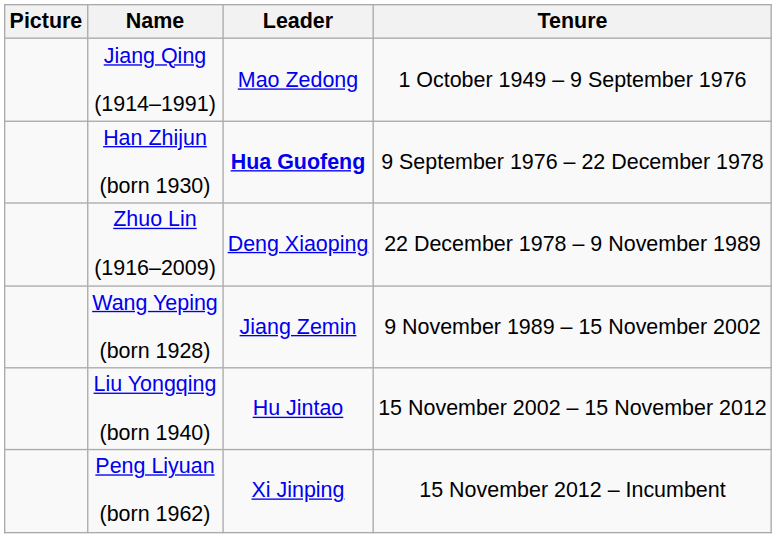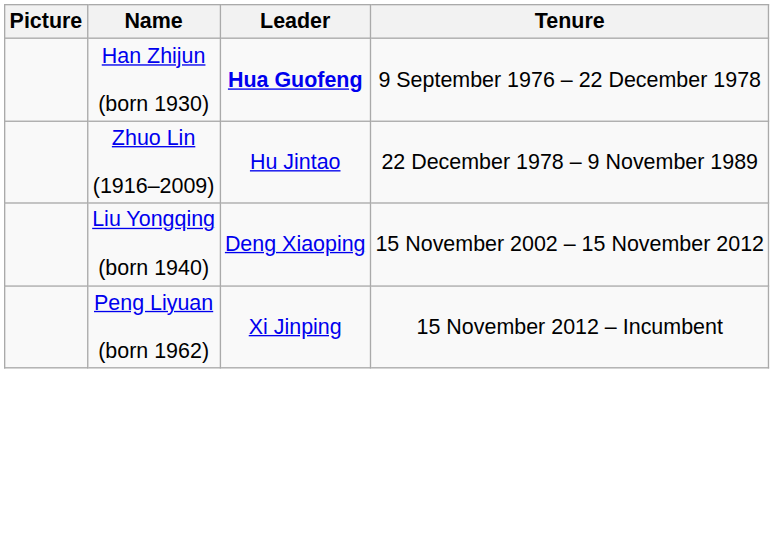- row: (155, 79)
(298, 244) Deng Xiaoping -> (295, 161) Hu Jintao
- row: (155, 326)
(298, 408) Hu Jintao -> (295, 244) Deng Xiaoping
